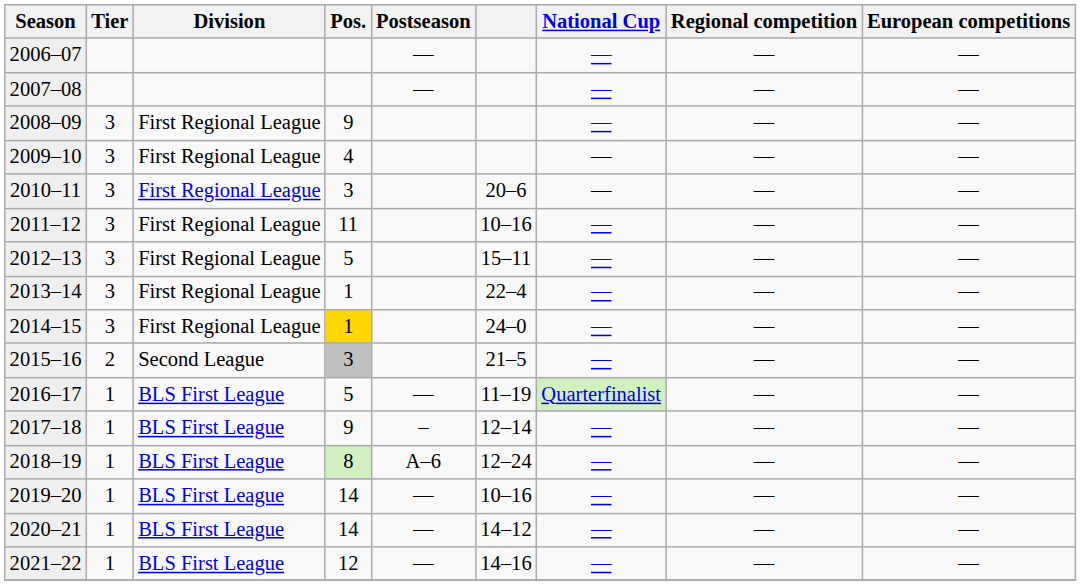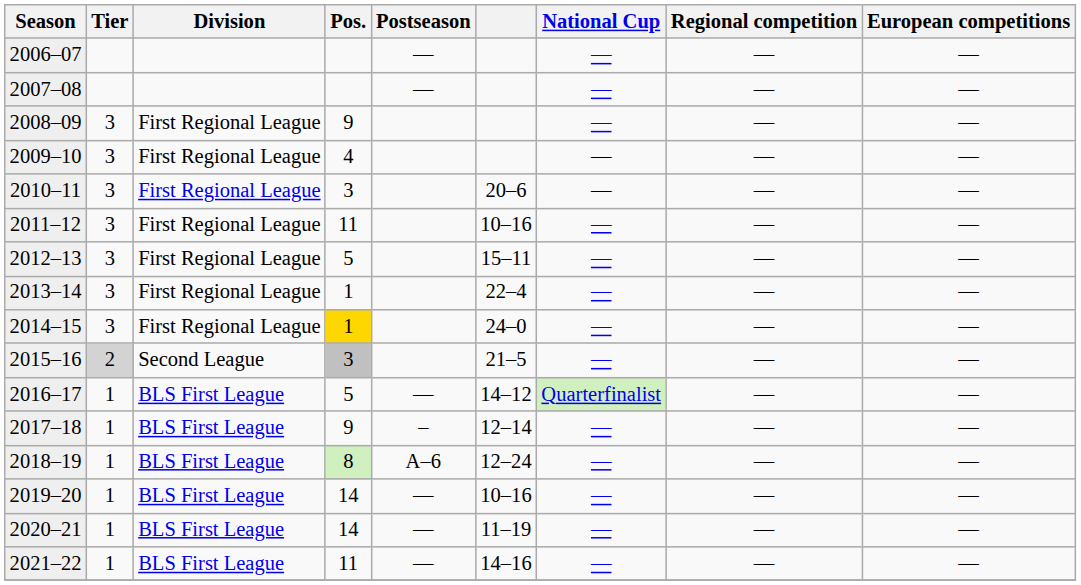(110, 359) no background -> (110, 359) lightgrey background
(506, 393) 11–19 -> (506, 393) 14–12
(506, 529) 14–12 -> (506, 529) 11–19
(348, 563) 12 -> (348, 563) 11
